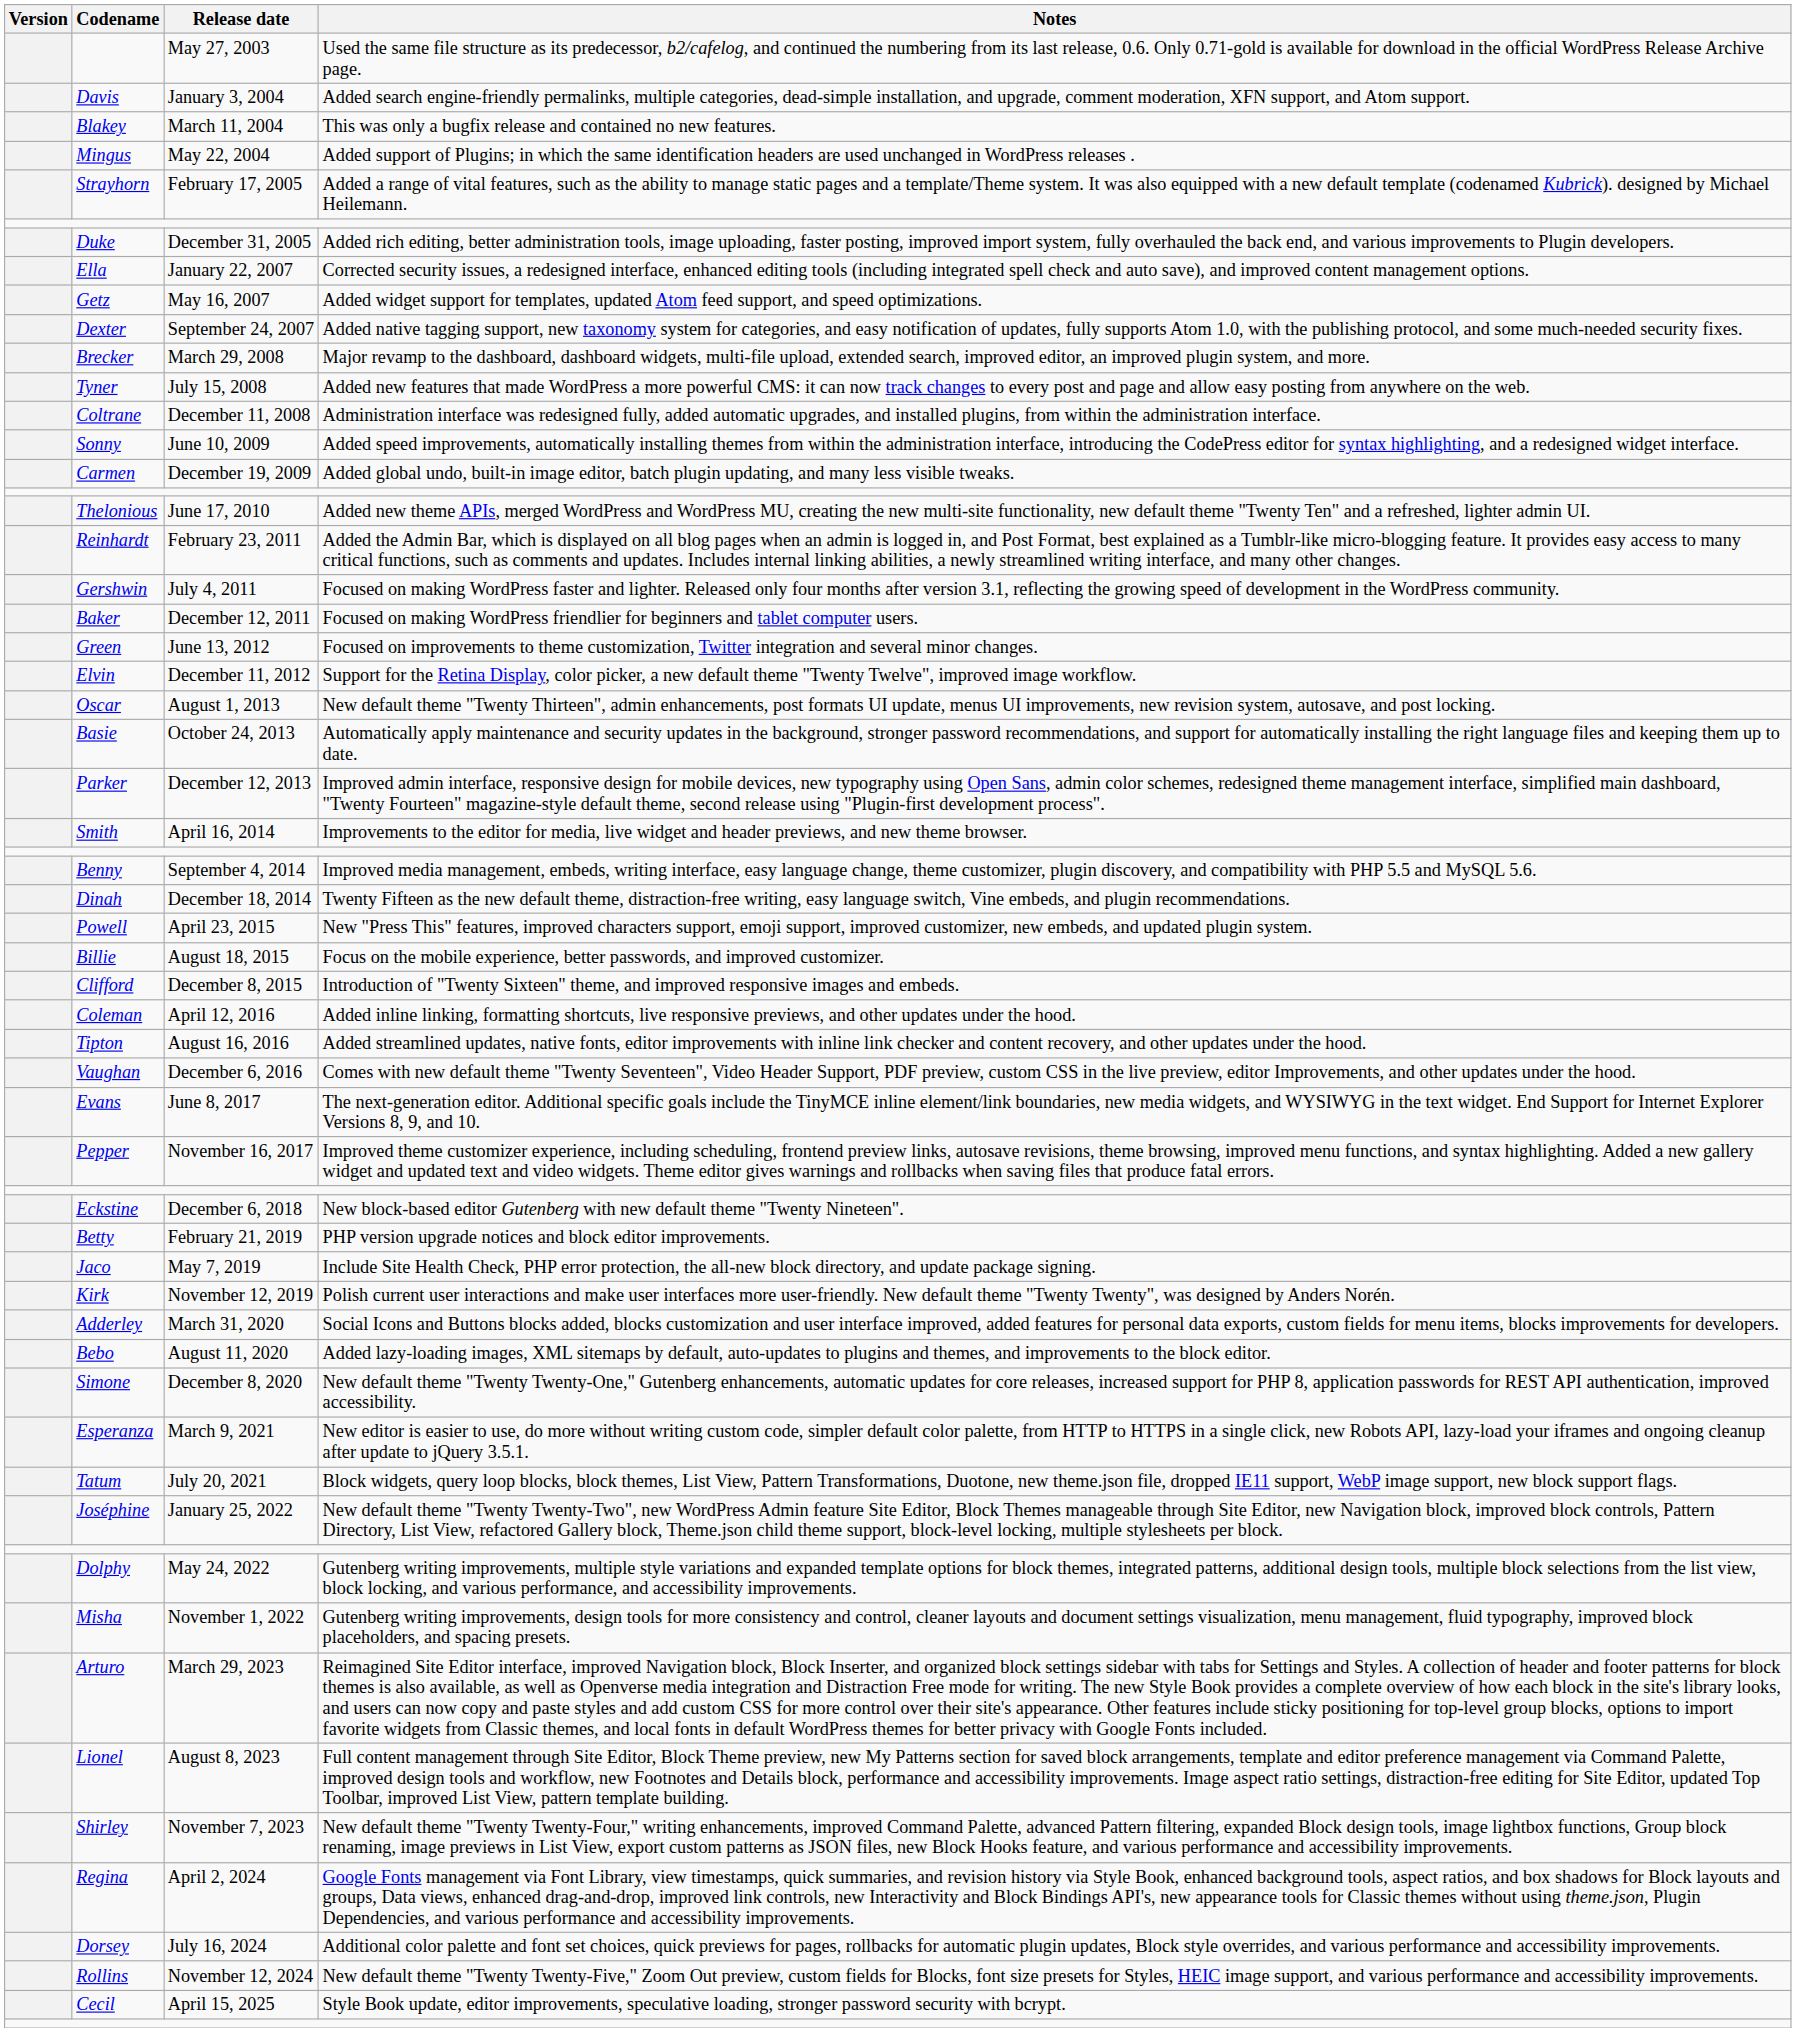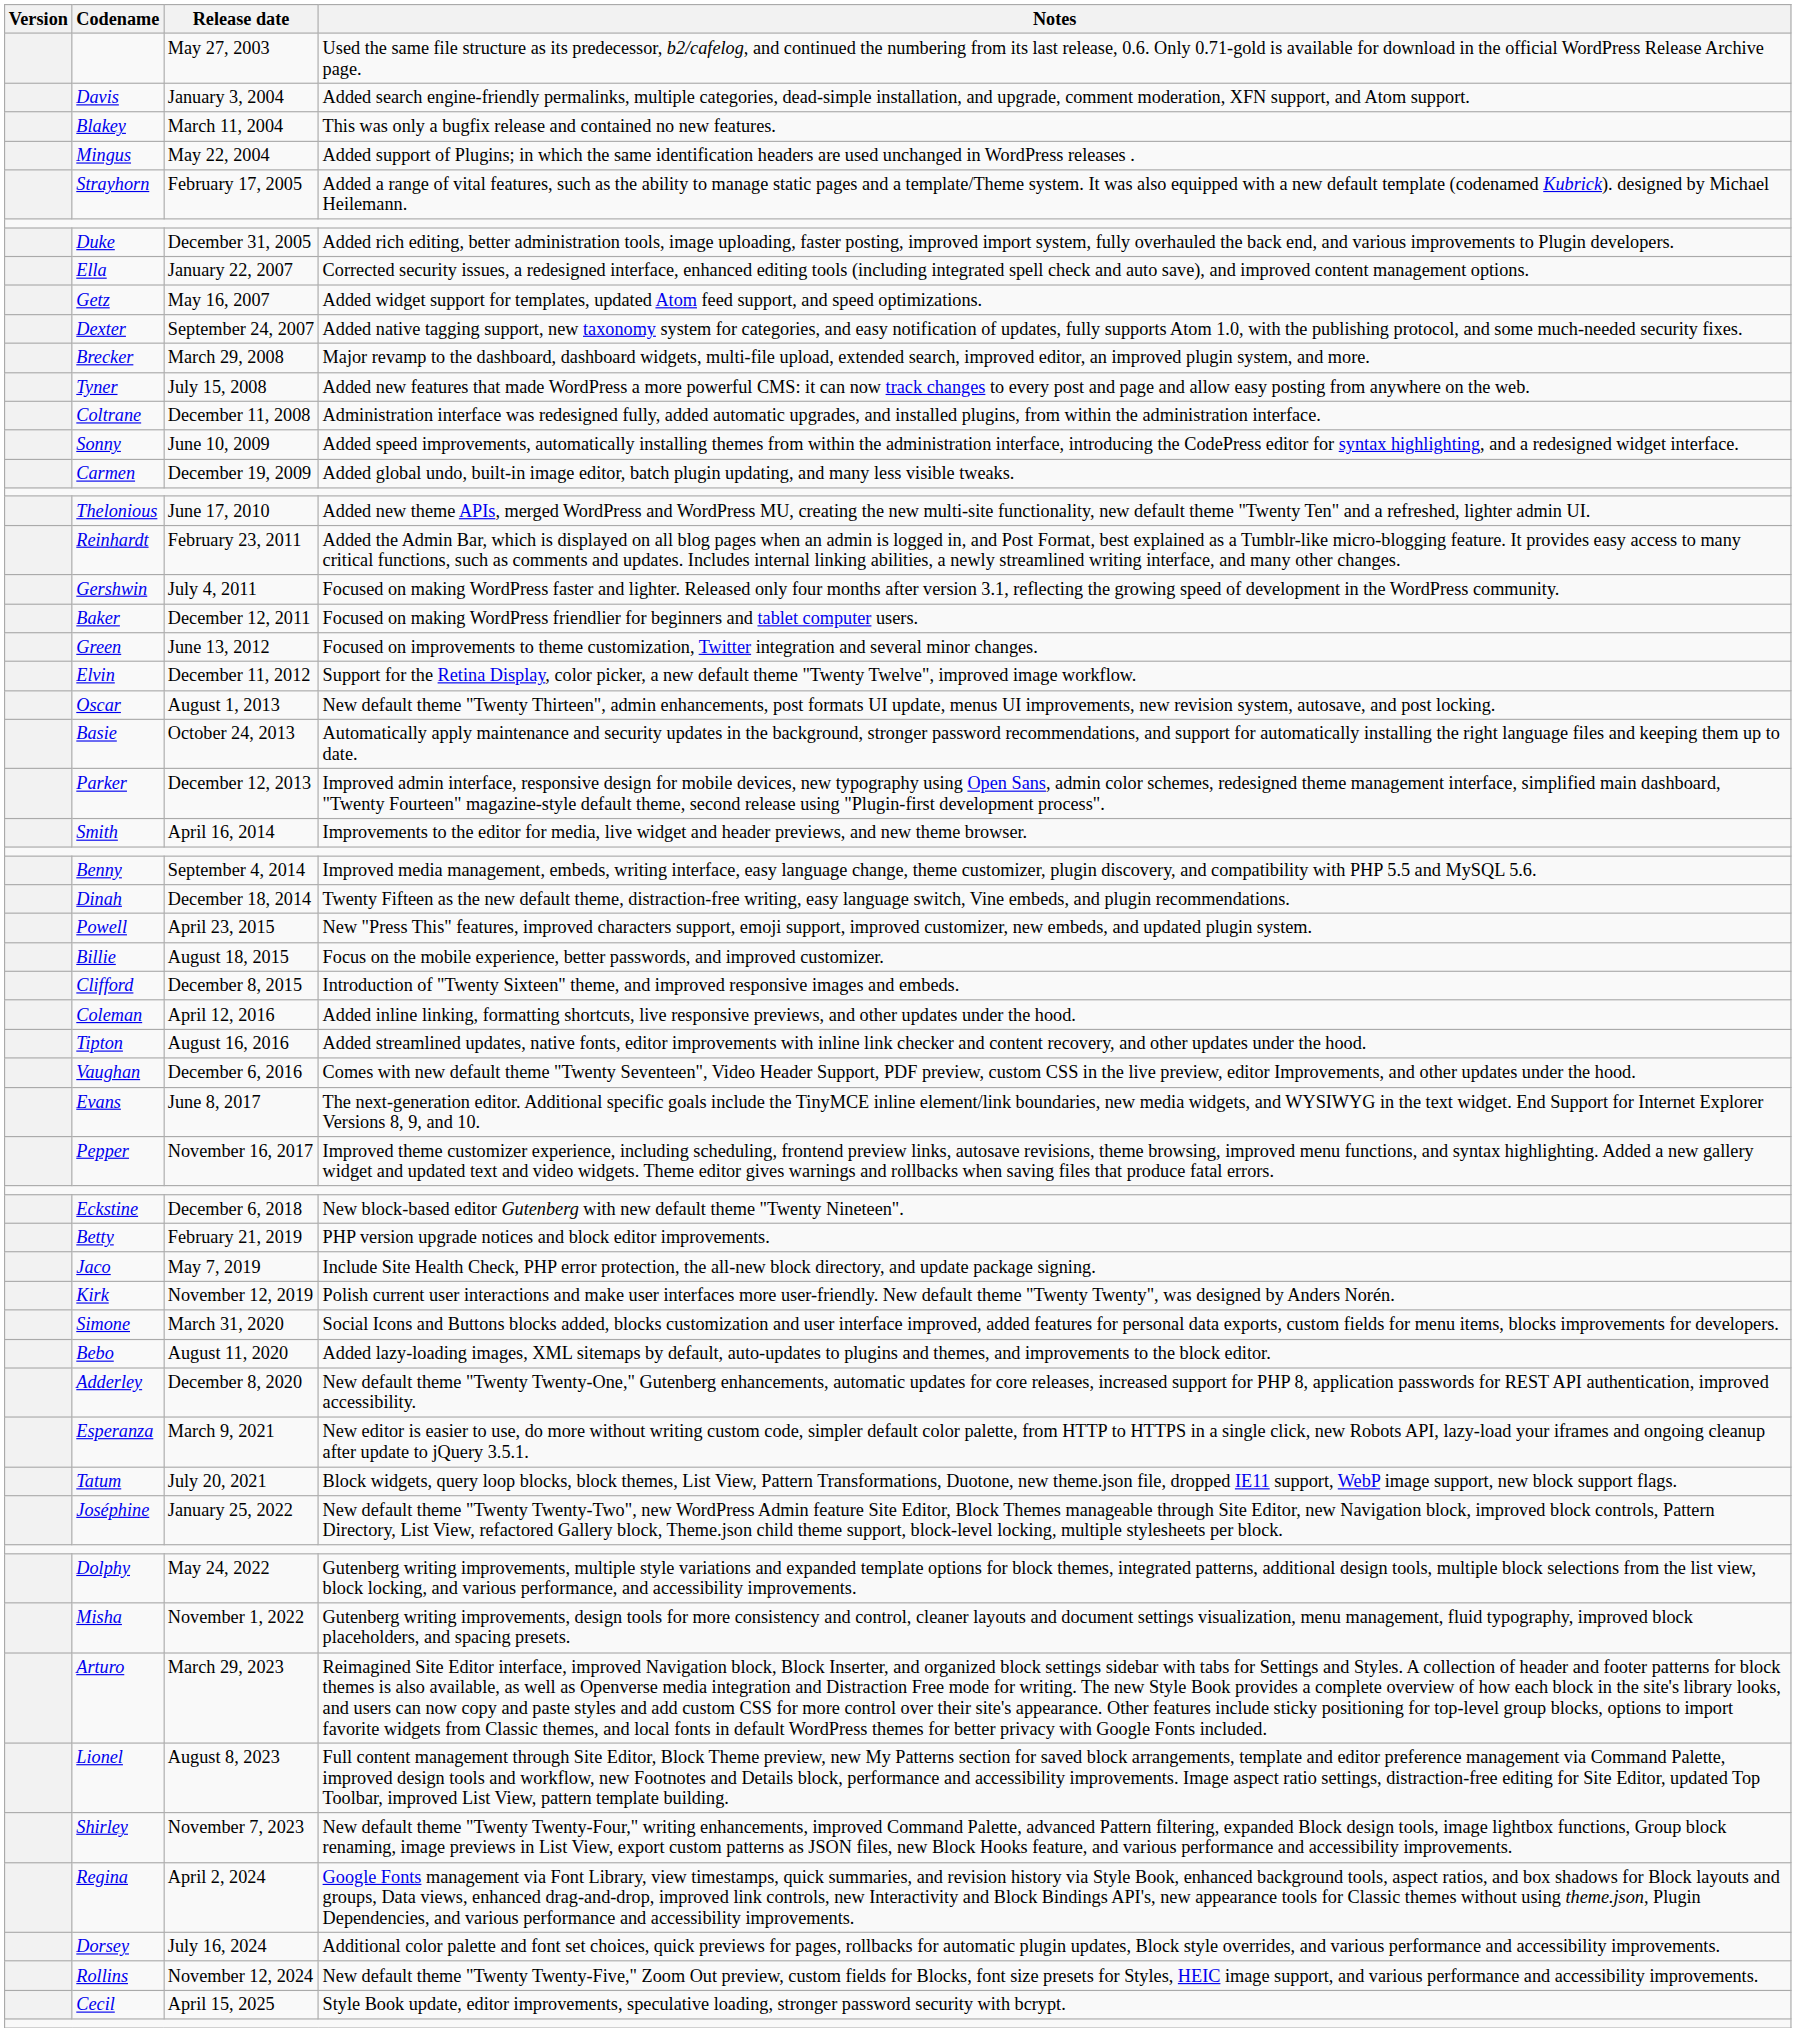(109, 1324) Adderley -> (103, 1324) Simone
(103, 1382) Simone -> (109, 1382) Adderley
